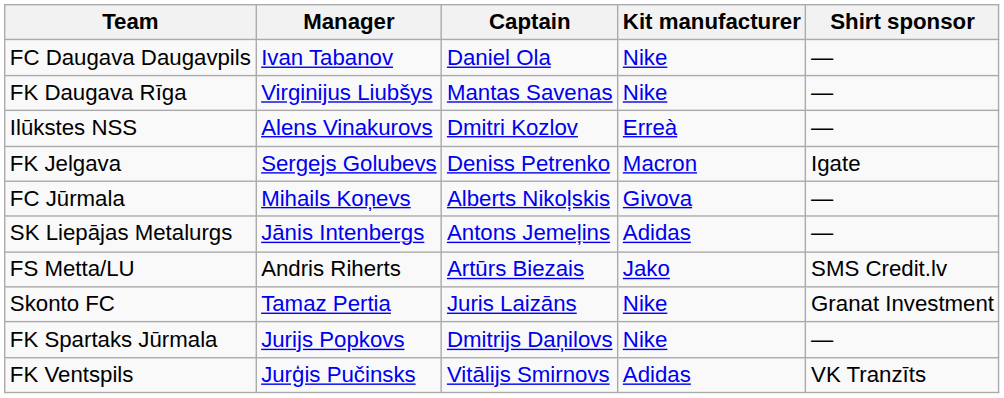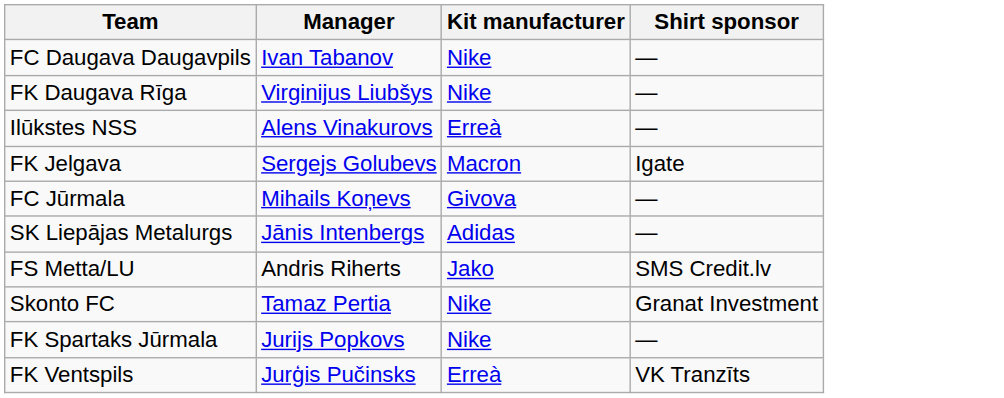- column: (530, 22)
(657, 374) Adidas -> (474, 374) Erreà
